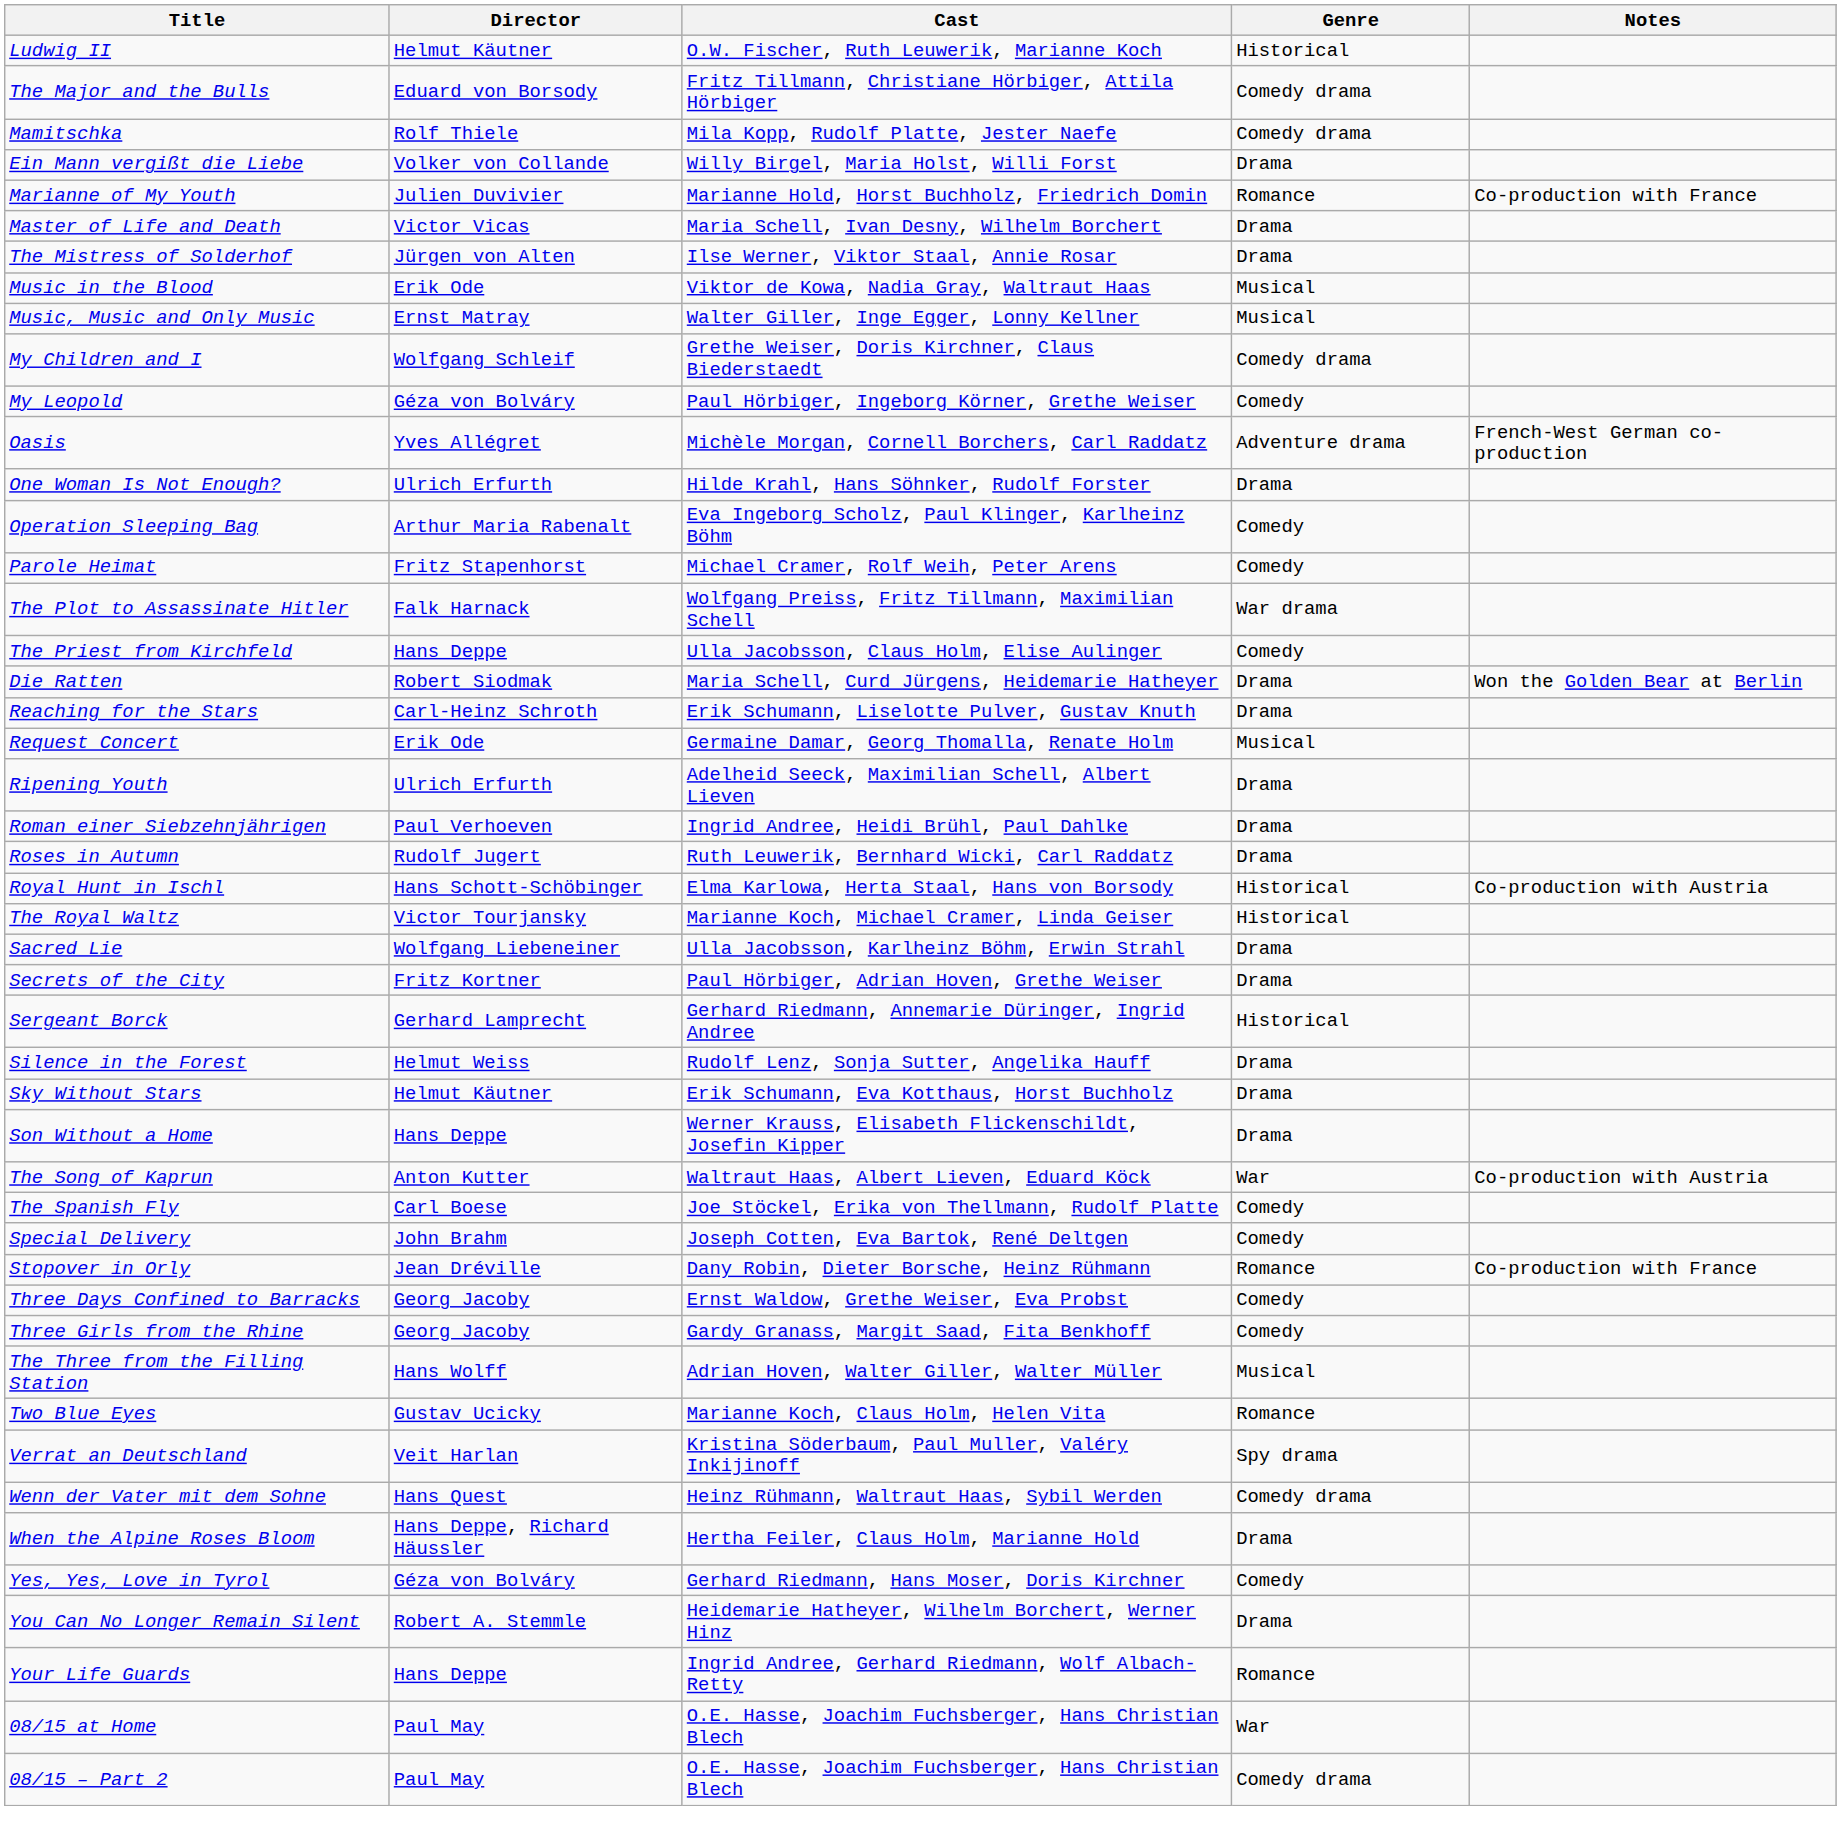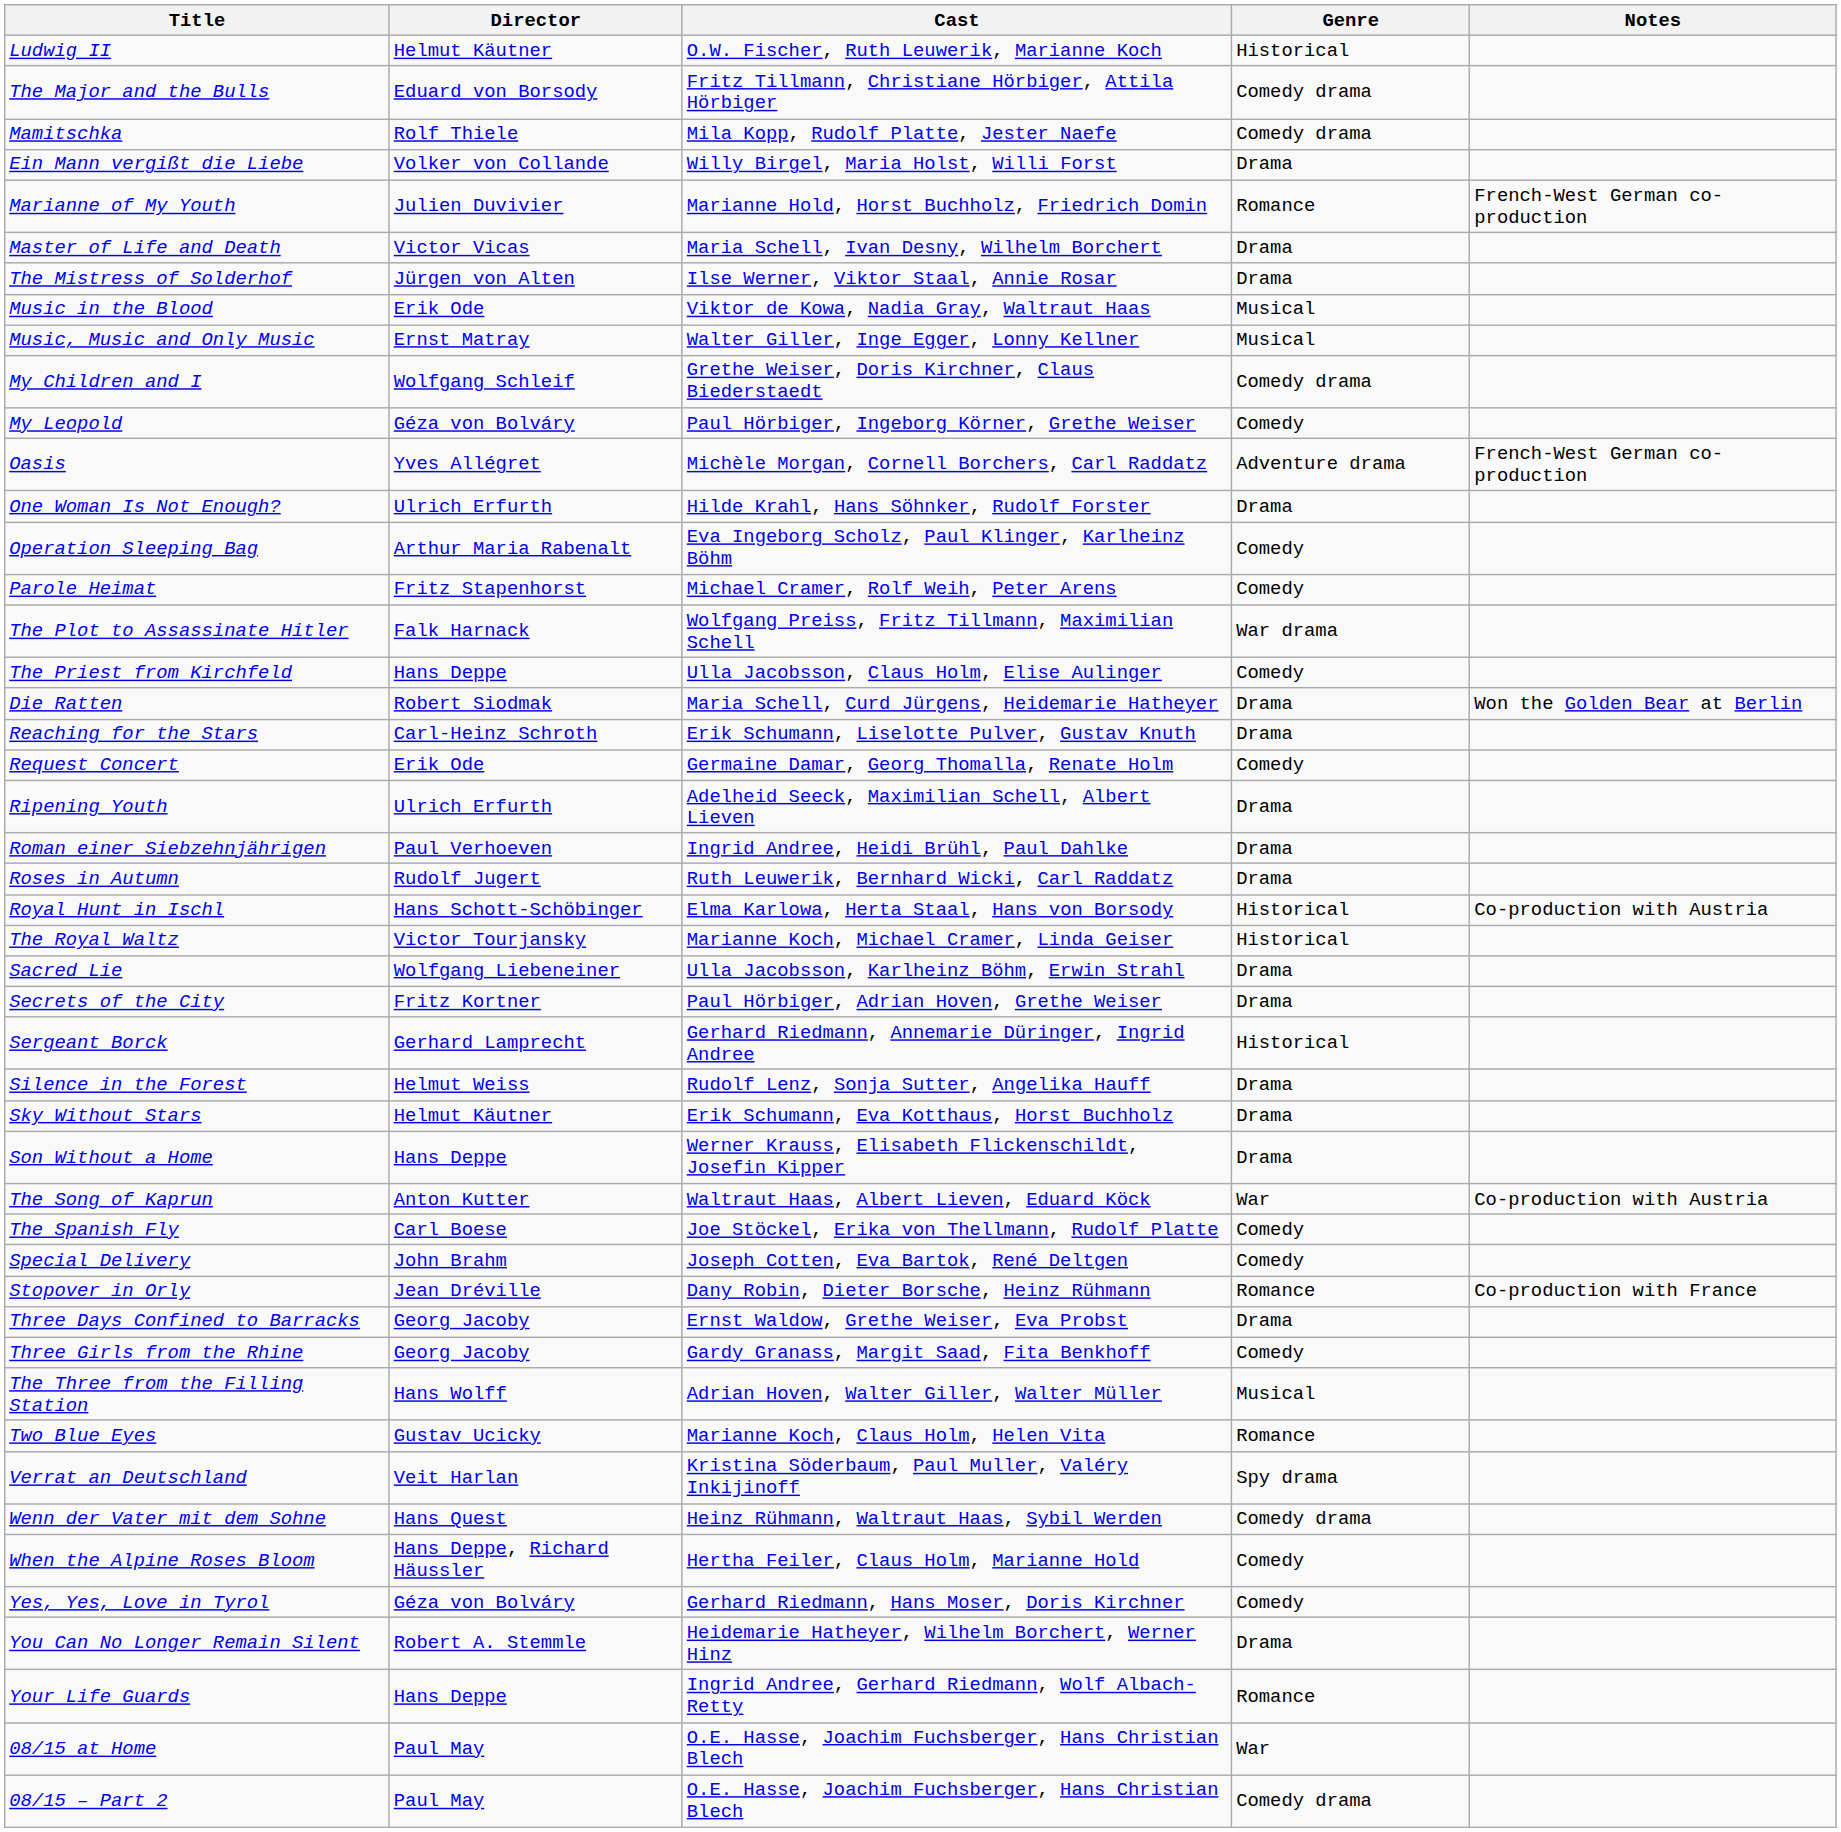(1616, 195) Co-production with France -> (1599, 206) French-West German co-production
(1276, 743) Musical -> (1270, 765) Comedy
(1270, 1300) Comedy -> (1264, 1322) Drama
(1264, 1539) Drama -> (1270, 1561) Comedy
